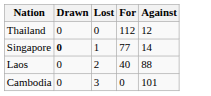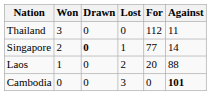+ column: (67, 13)
(147, 30) 12 -> (173, 30) 11
(125, 64) 40 -> (151, 64) 20
(149, 82) normal -> (176, 82) bold
